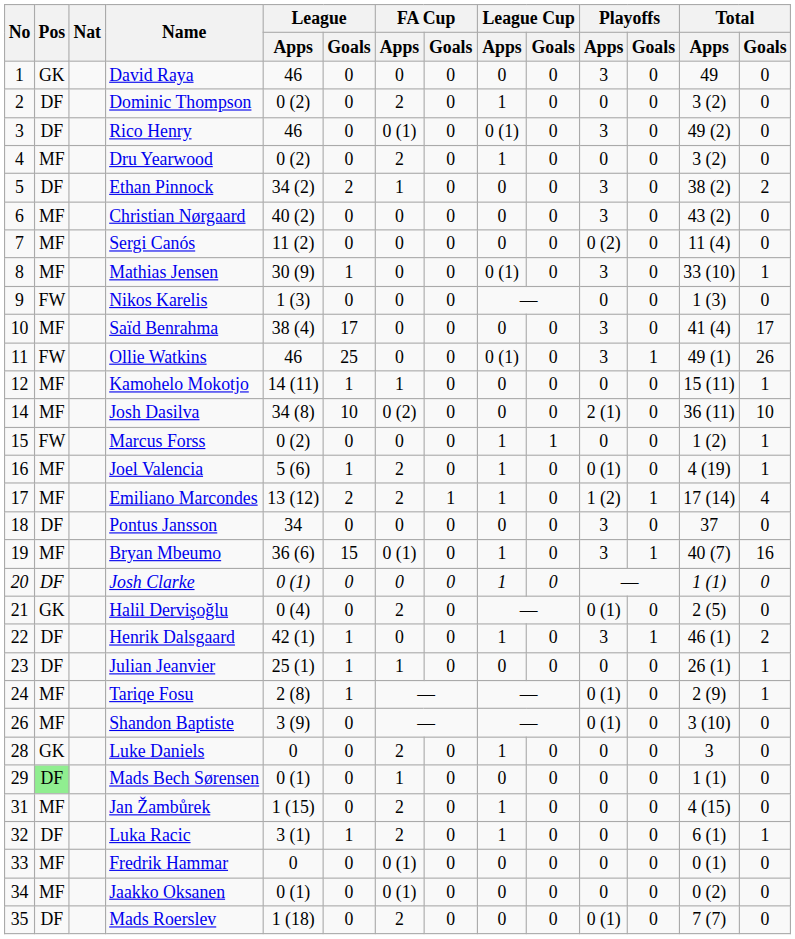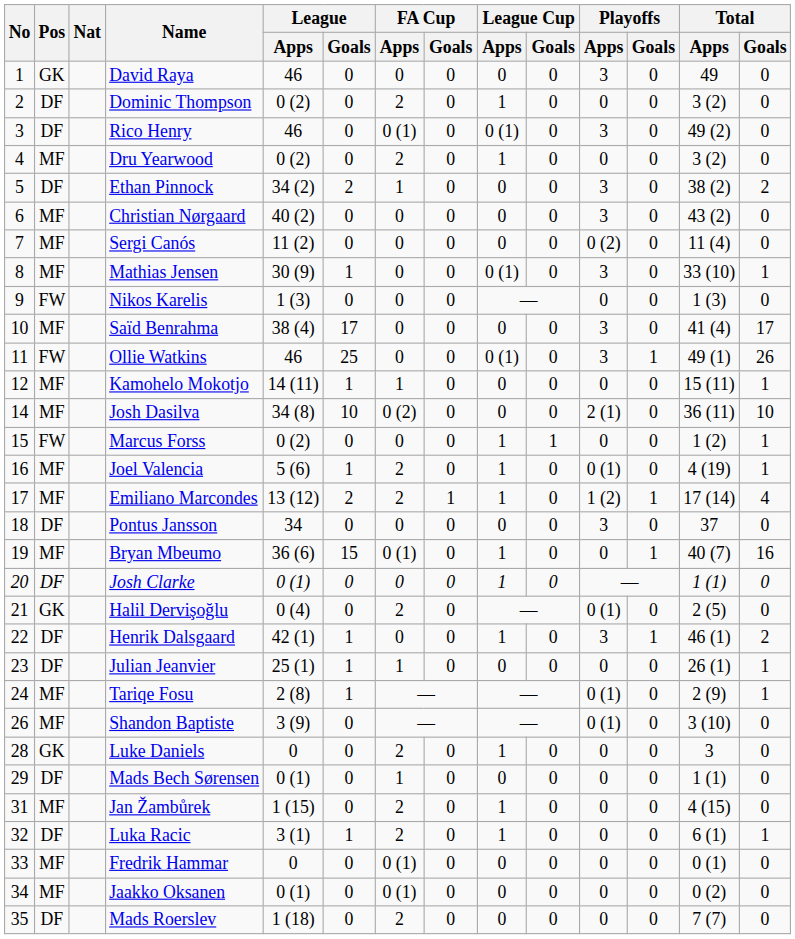(604, 553) 3 -> (604, 553) 0
(52, 779) lightgreen background -> (52, 779) no background
(604, 919) 0 (1) -> (604, 919) 0
